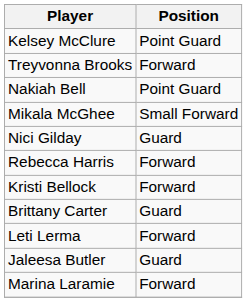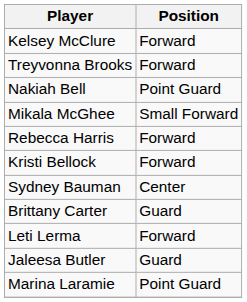(180, 41) Point Guard -> (167, 41) Forward
- row: (45, 138)
+ row: (64, 187)
(167, 284) Forward -> (180, 284) Point Guard
